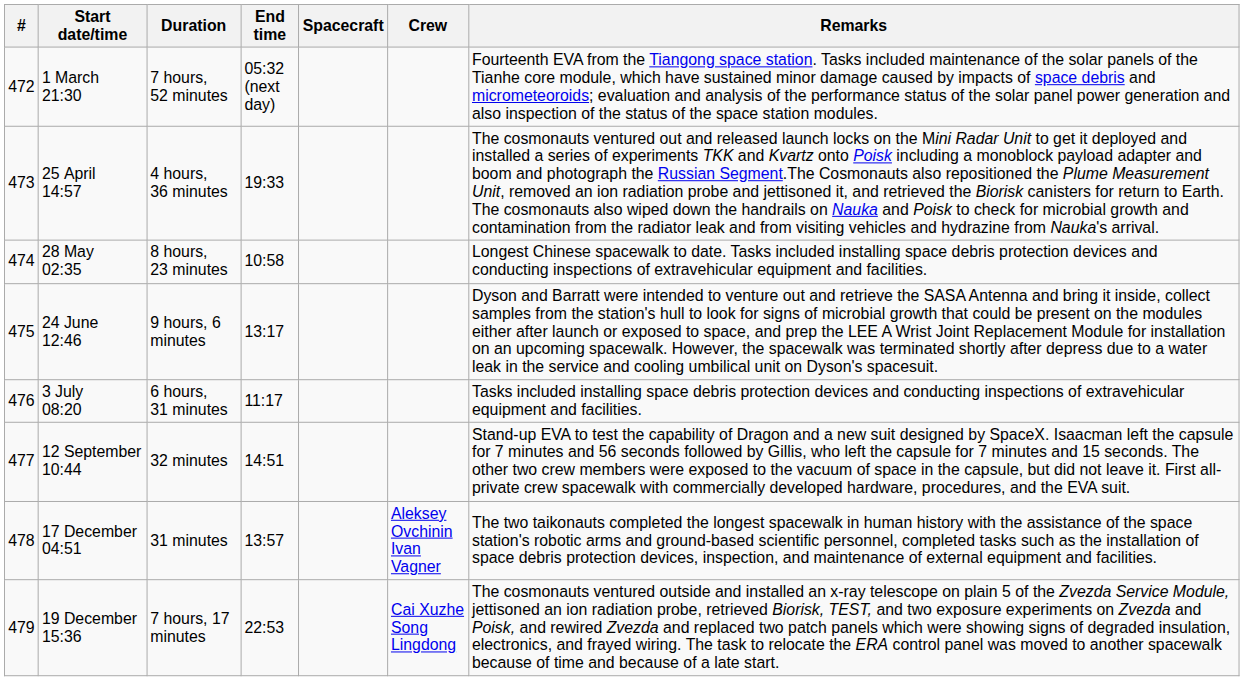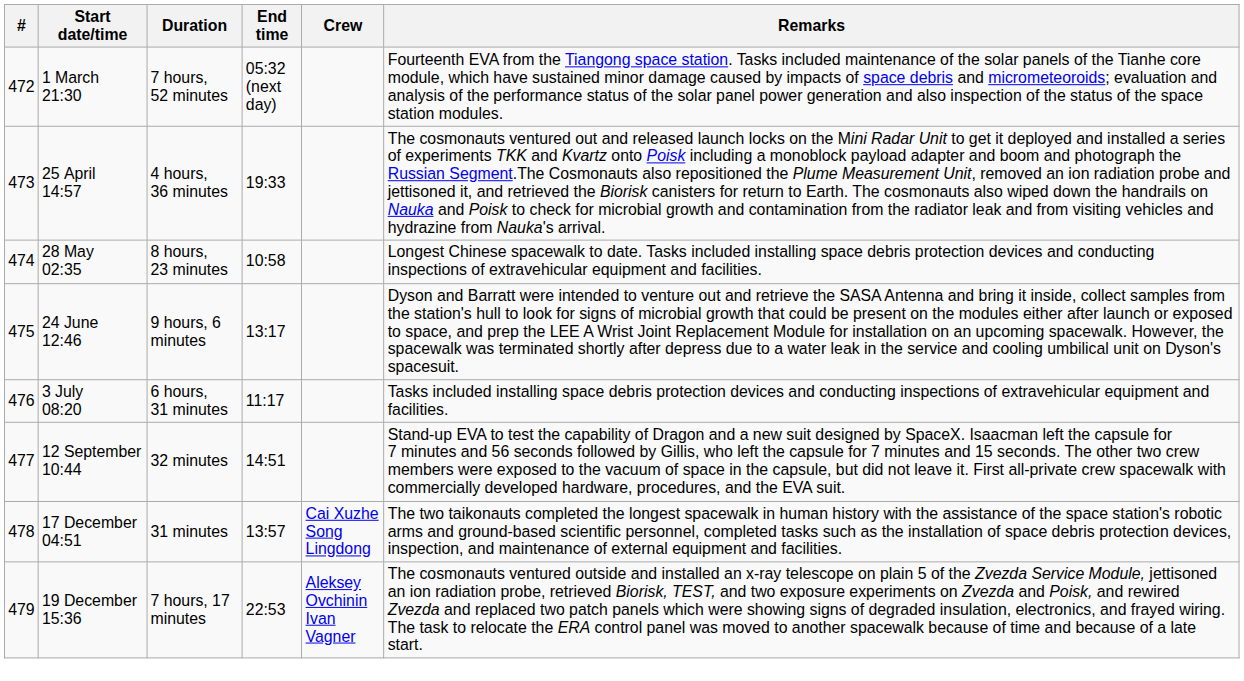- column: (343, 25)
(422, 540) Aleksey Ovchinin Ivan Vagner -> (342, 531) Cai Xuzhe Song Lingdong
(428, 627) Cai Xuzhe Song Lingdong -> (336, 610) Aleksey Ovchinin Ivan Vagner
